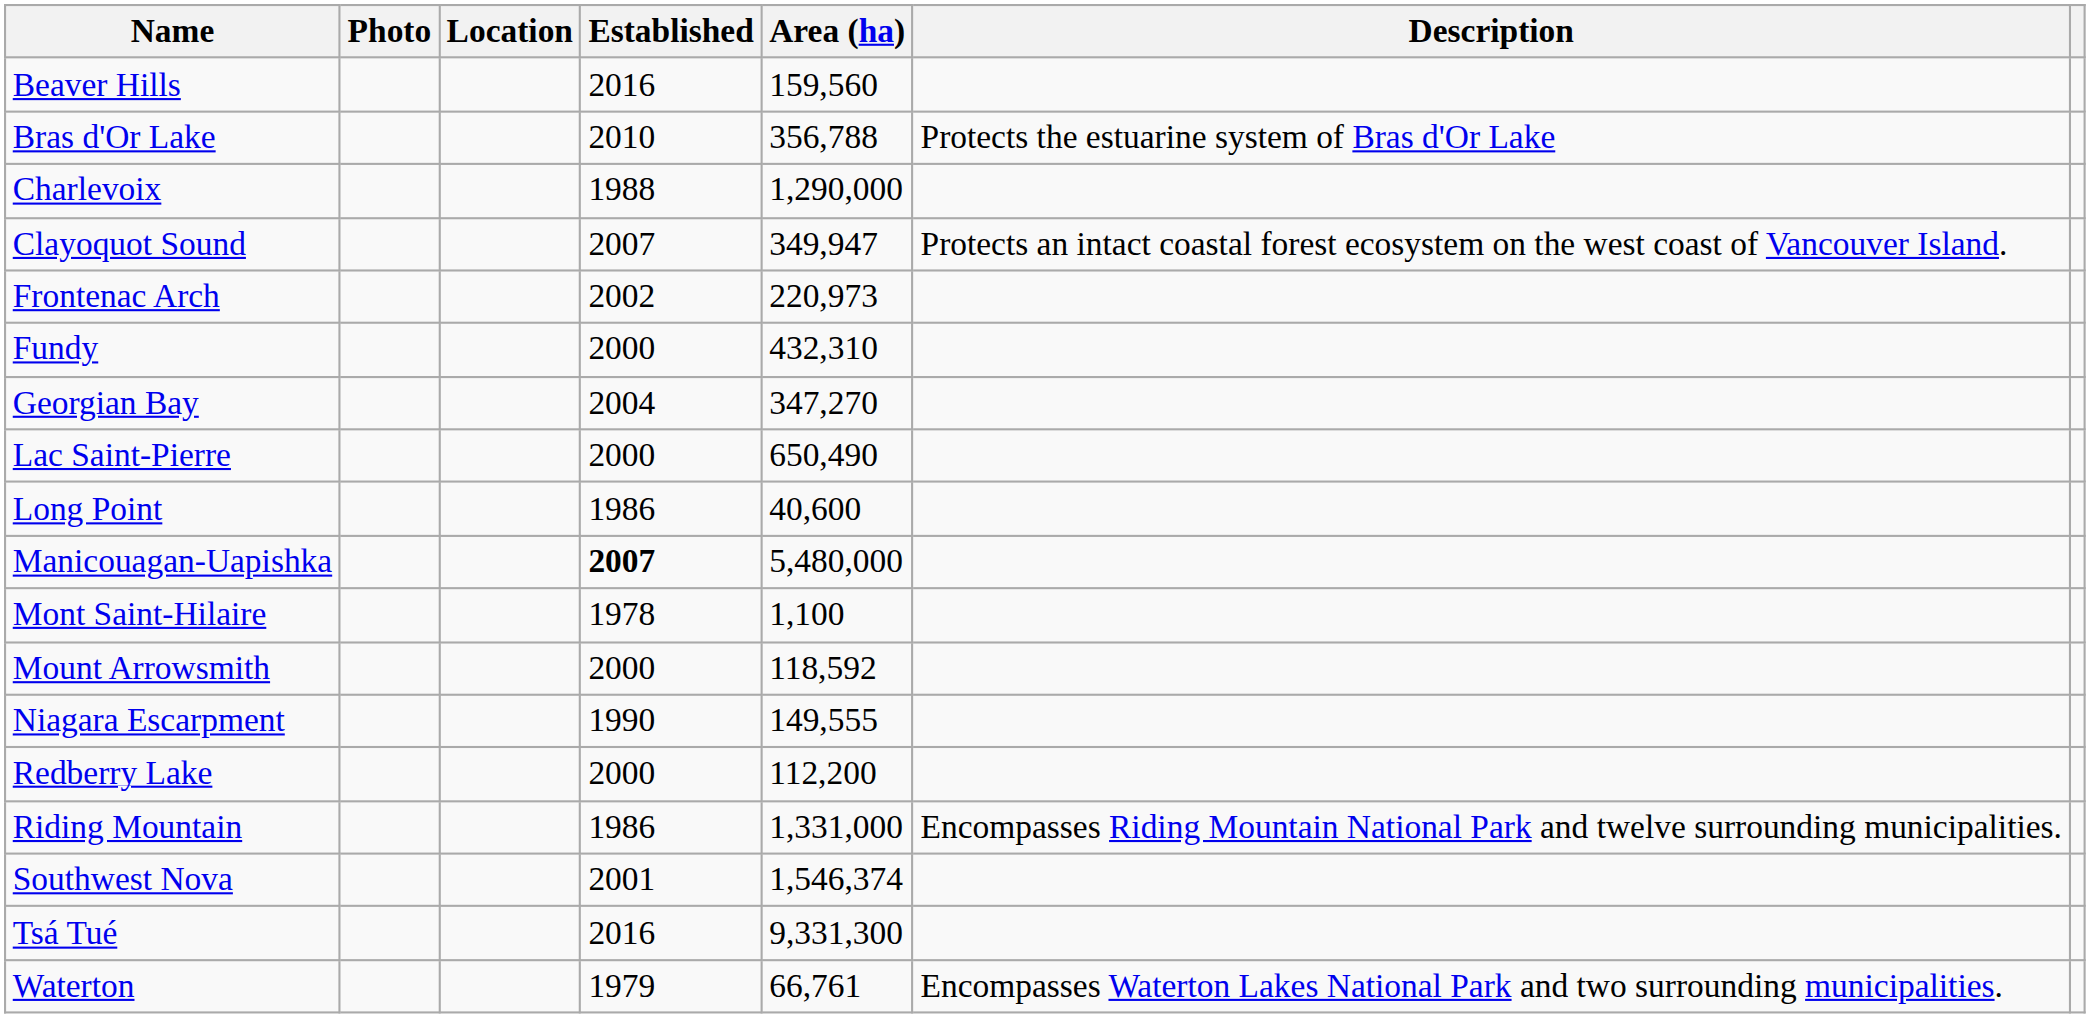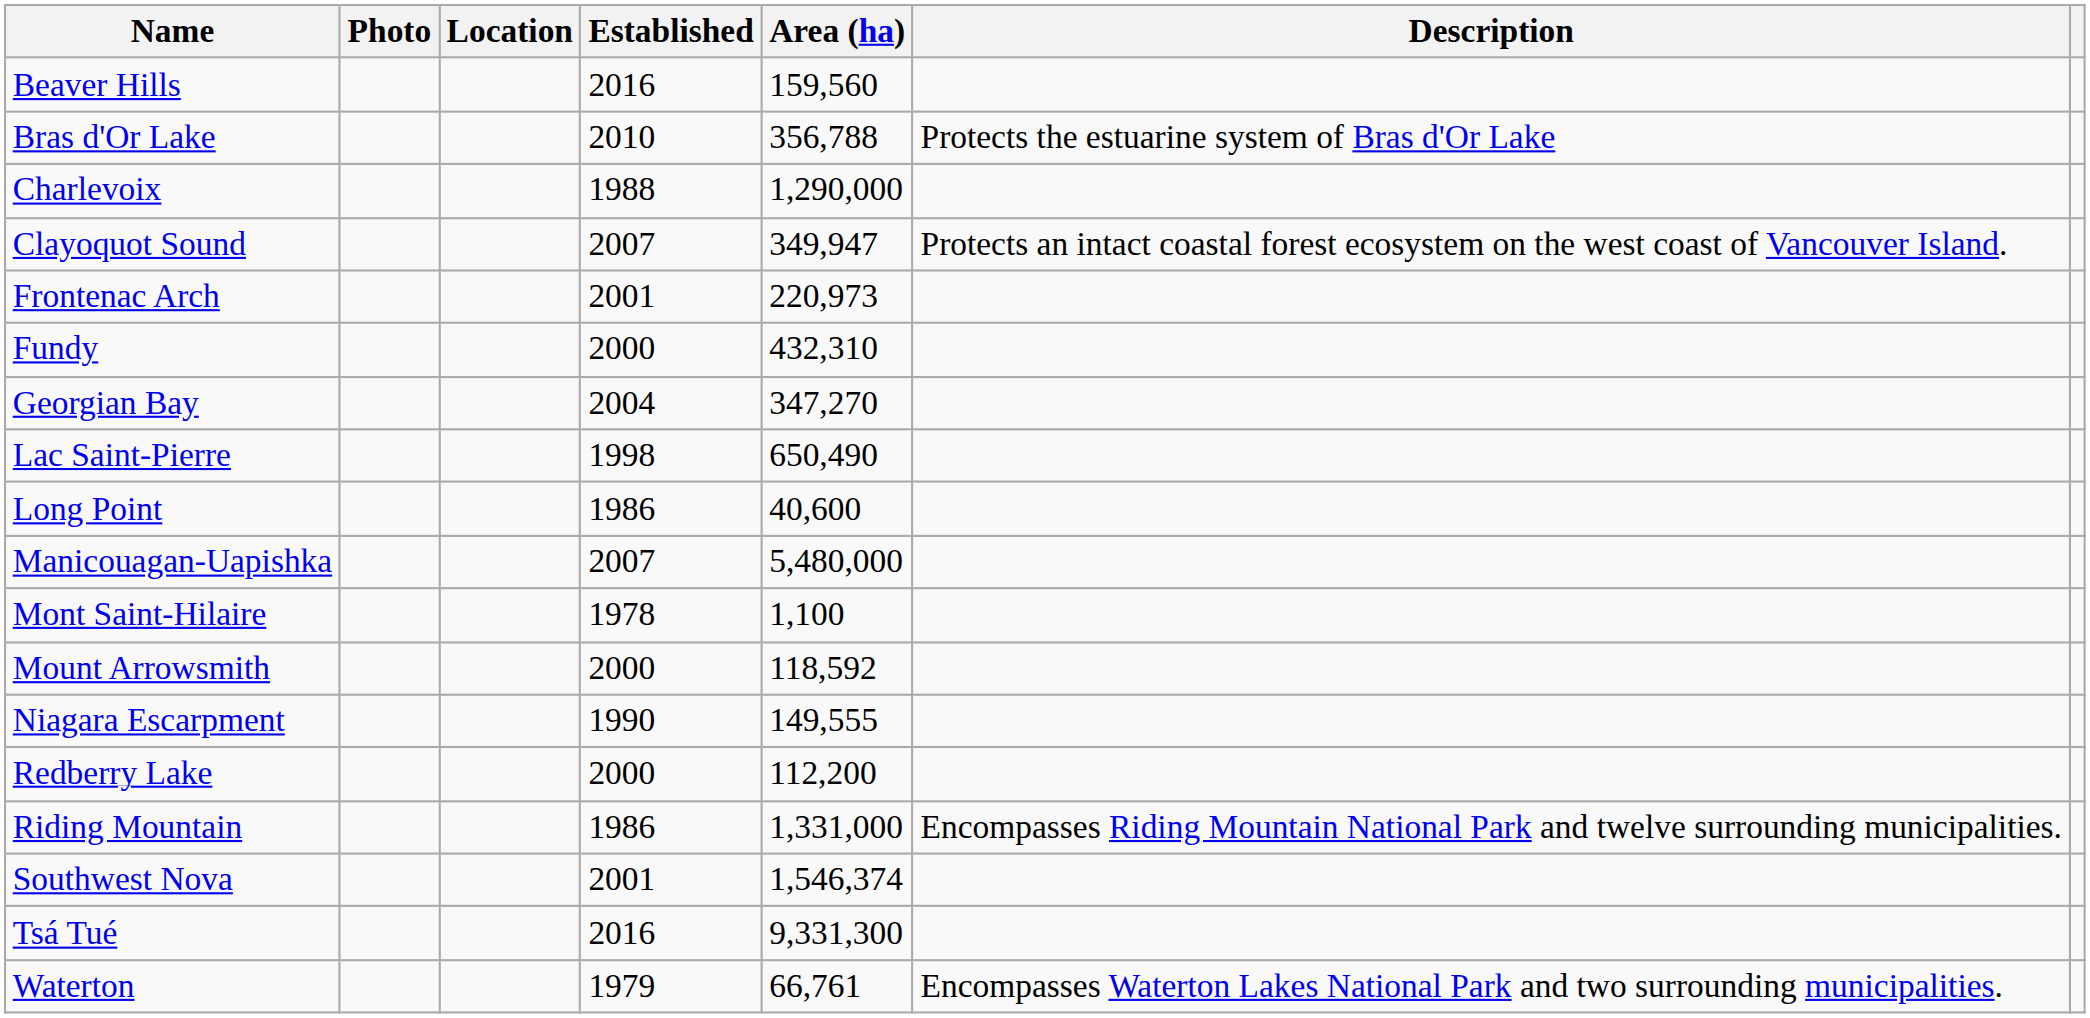(622, 296) 2002 -> (622, 296) 2001
(622, 455) 2000 -> (622, 455) 1998
(622, 561) bold -> (622, 561) normal
